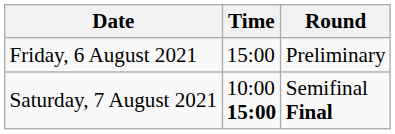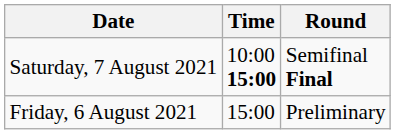rows swapped: (103, 54) <-> (113, 100)
